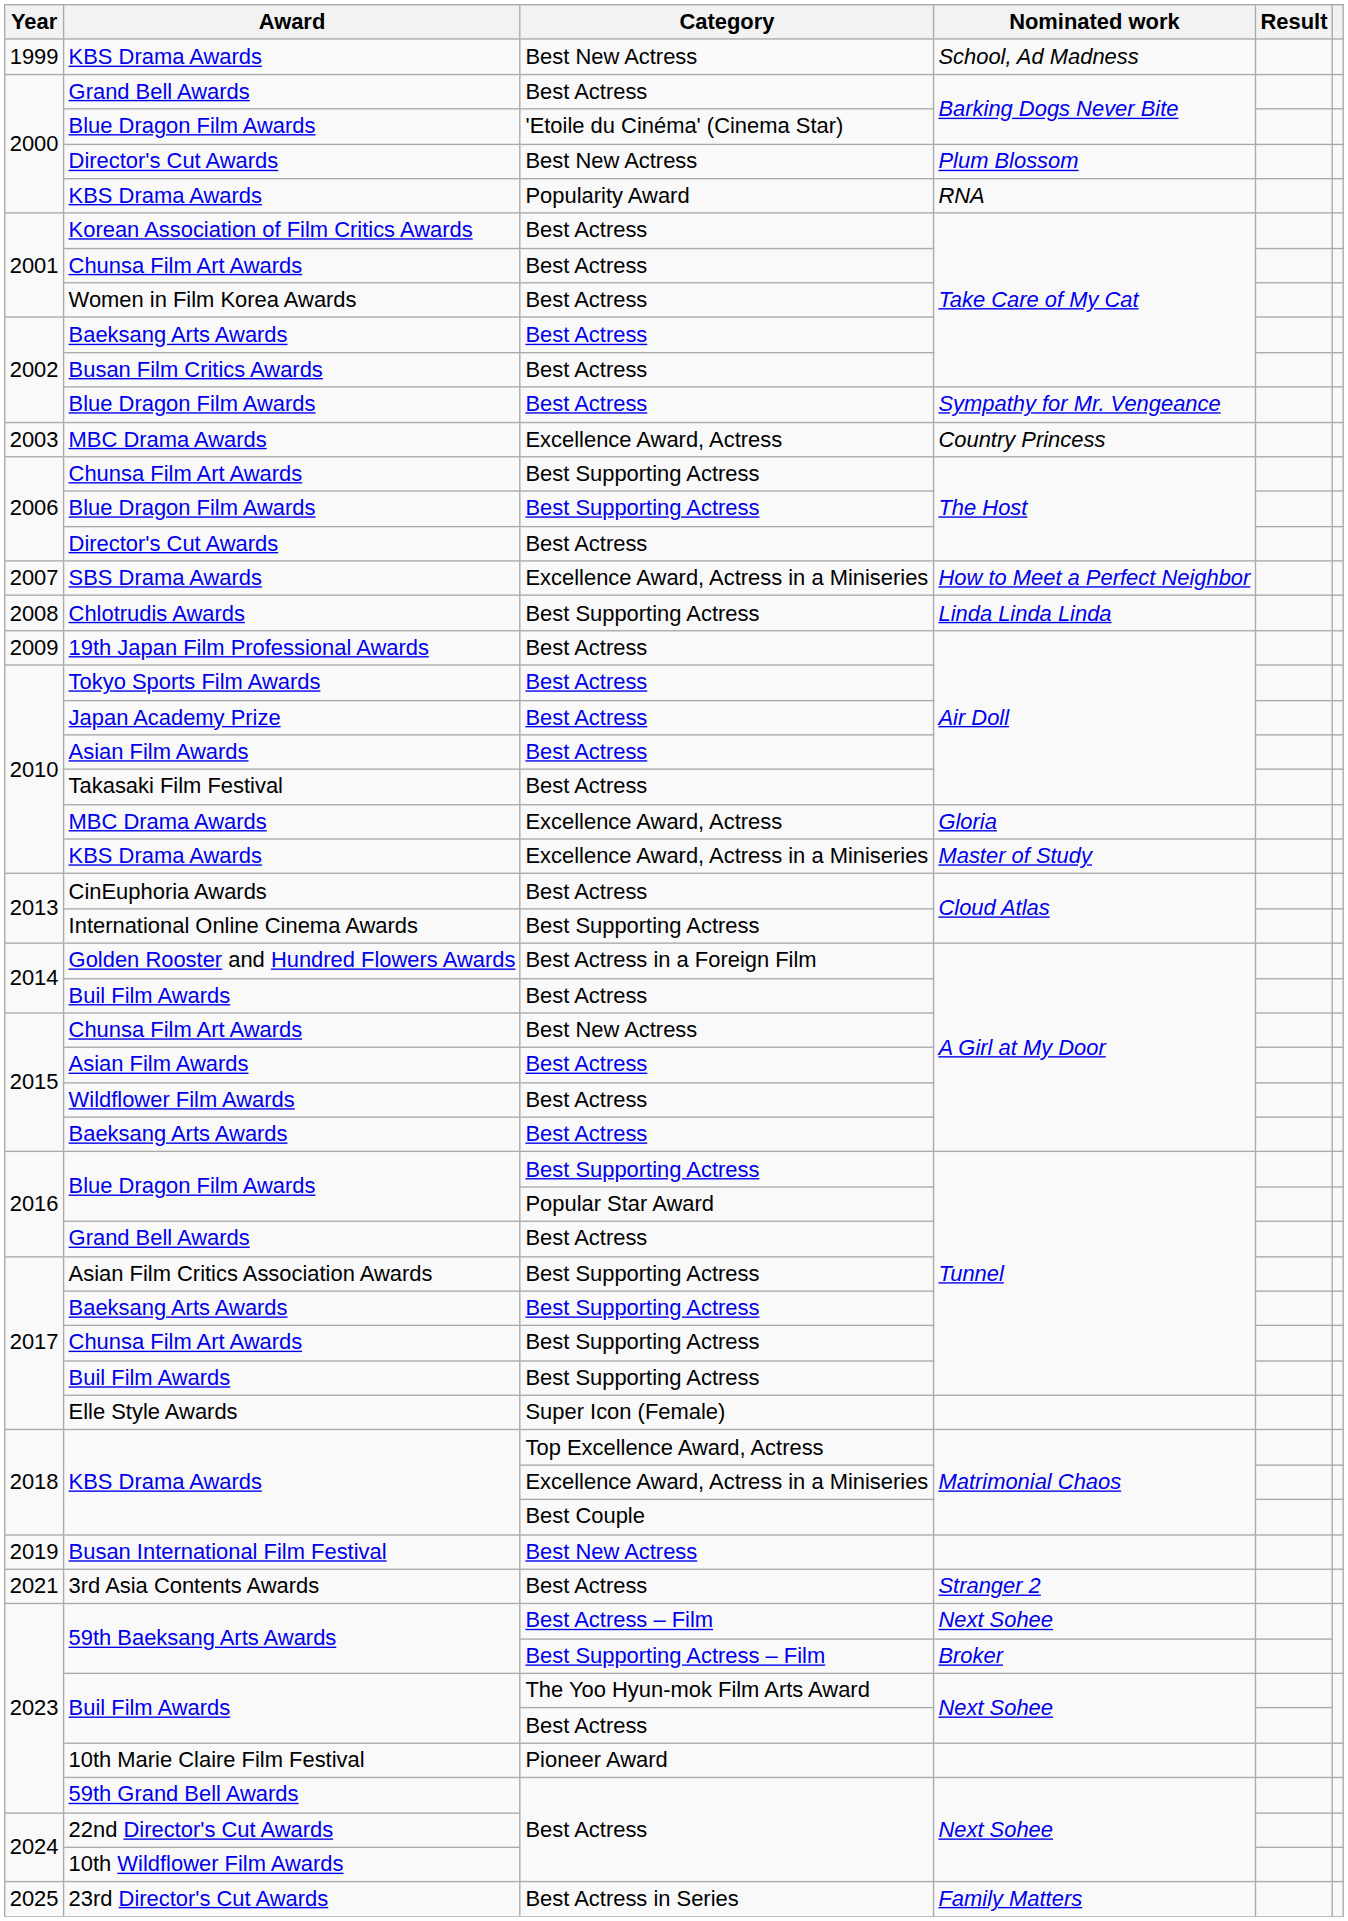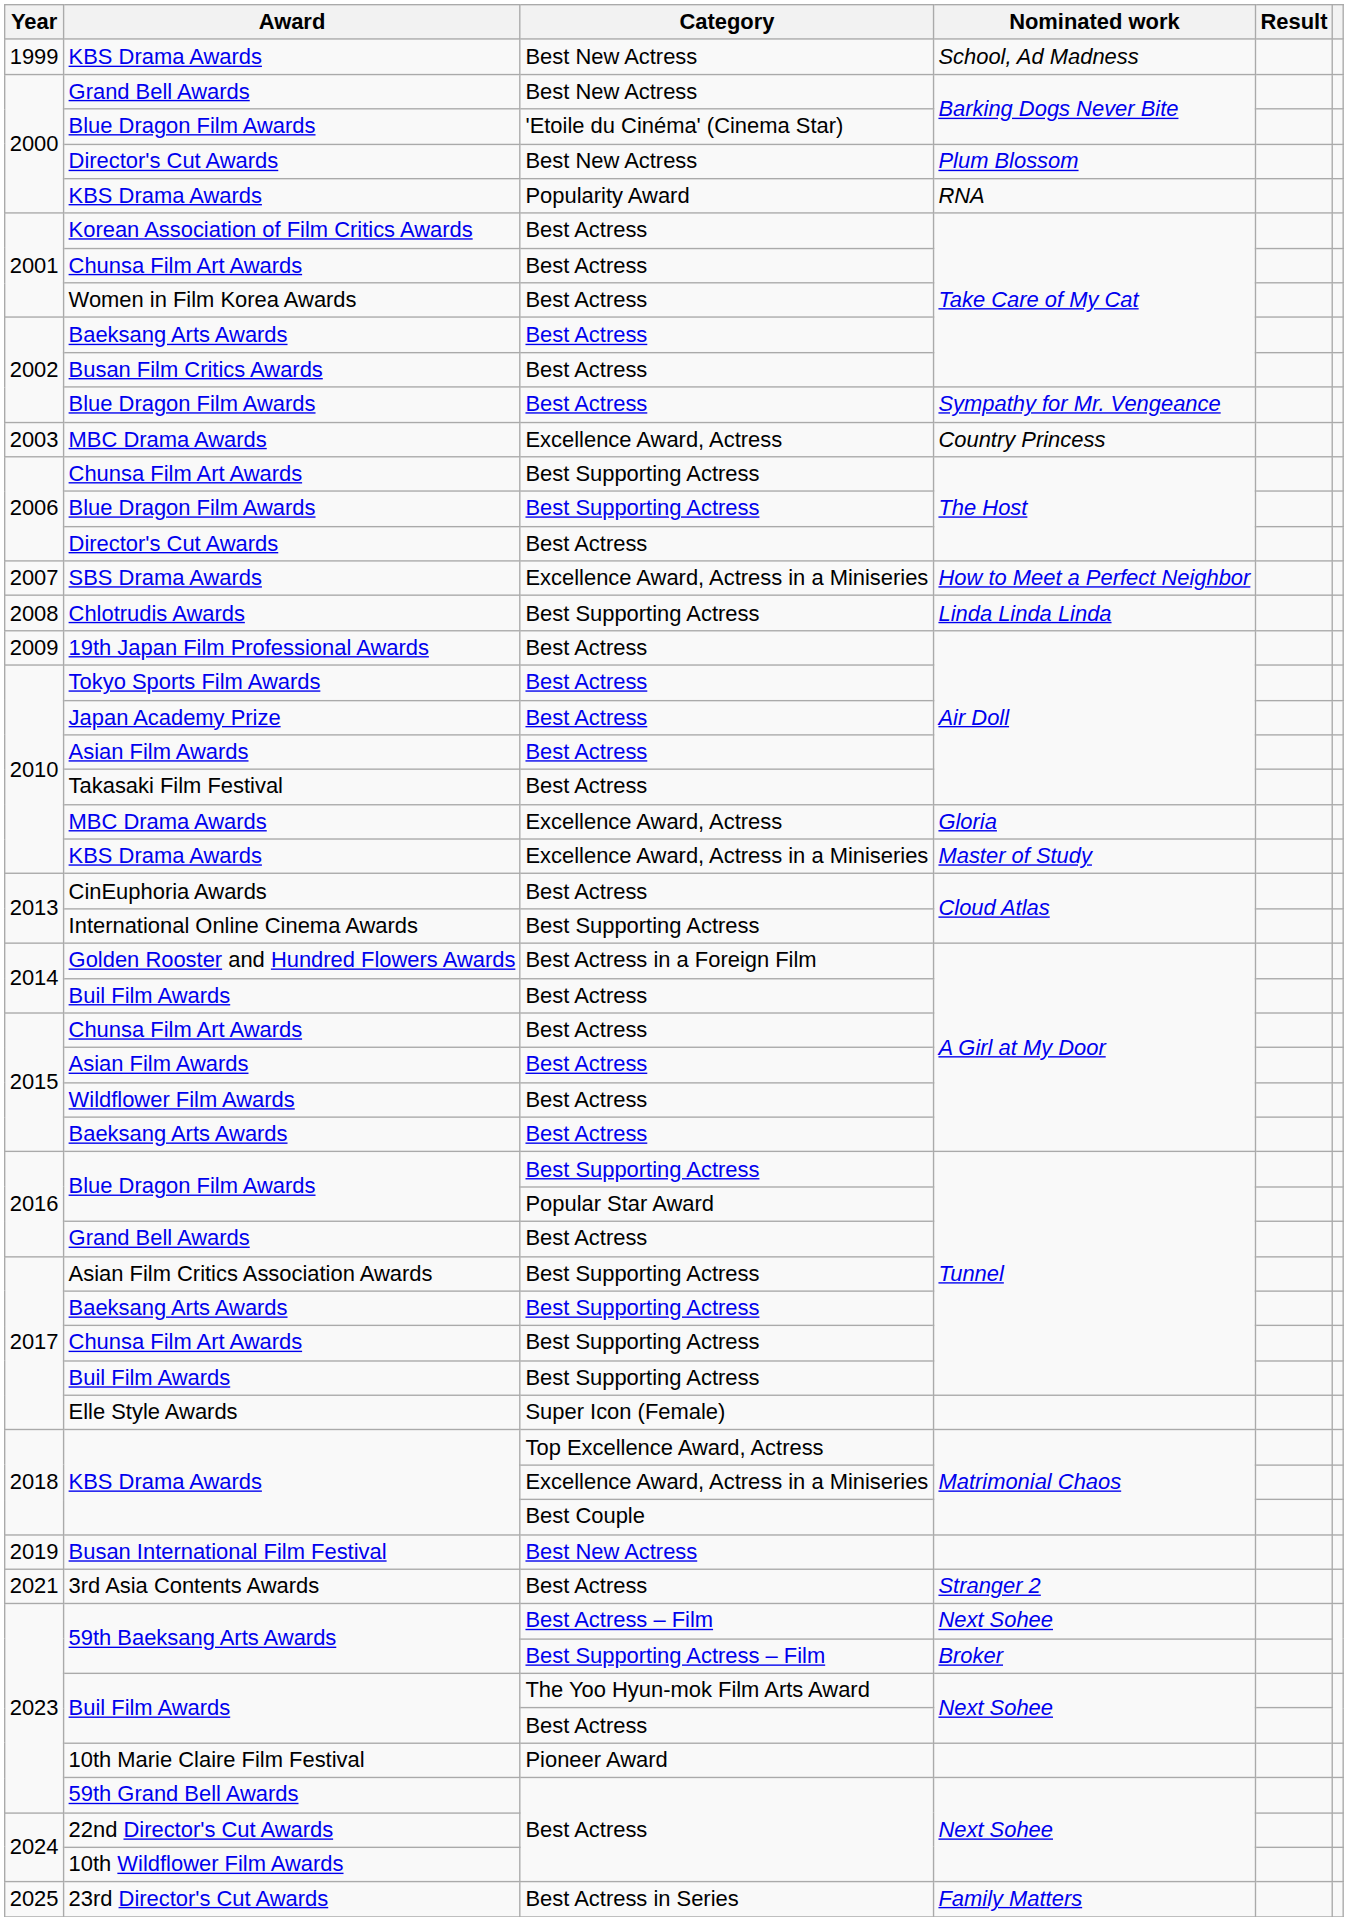(586, 91) Best Actress -> (611, 91) Best New Actress
(611, 1030) Best New Actress -> (586, 1030) Best Actress
